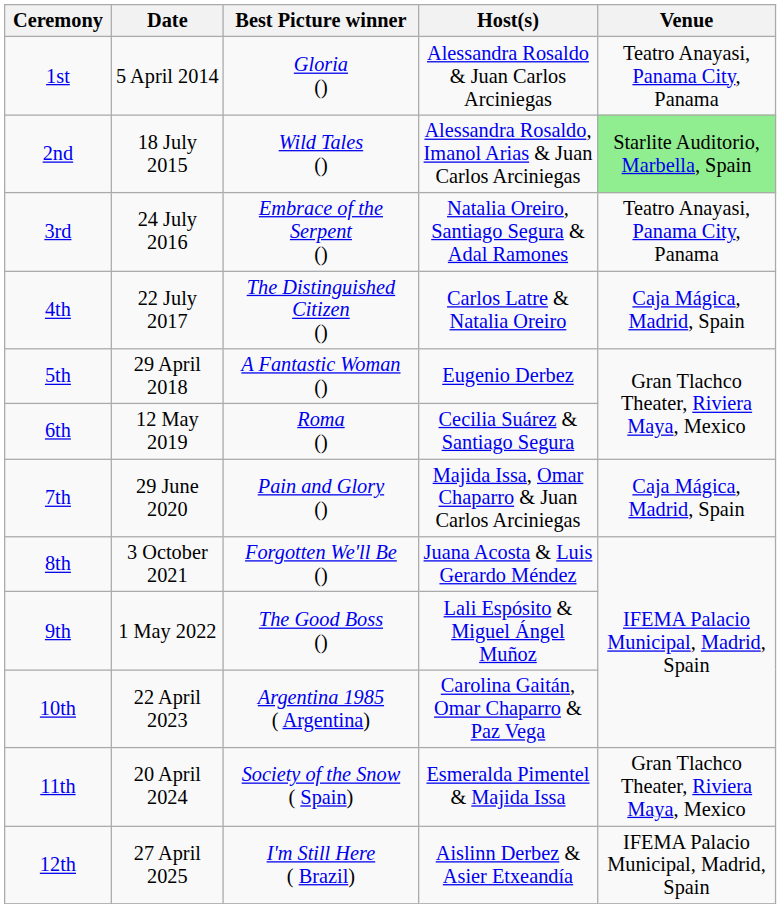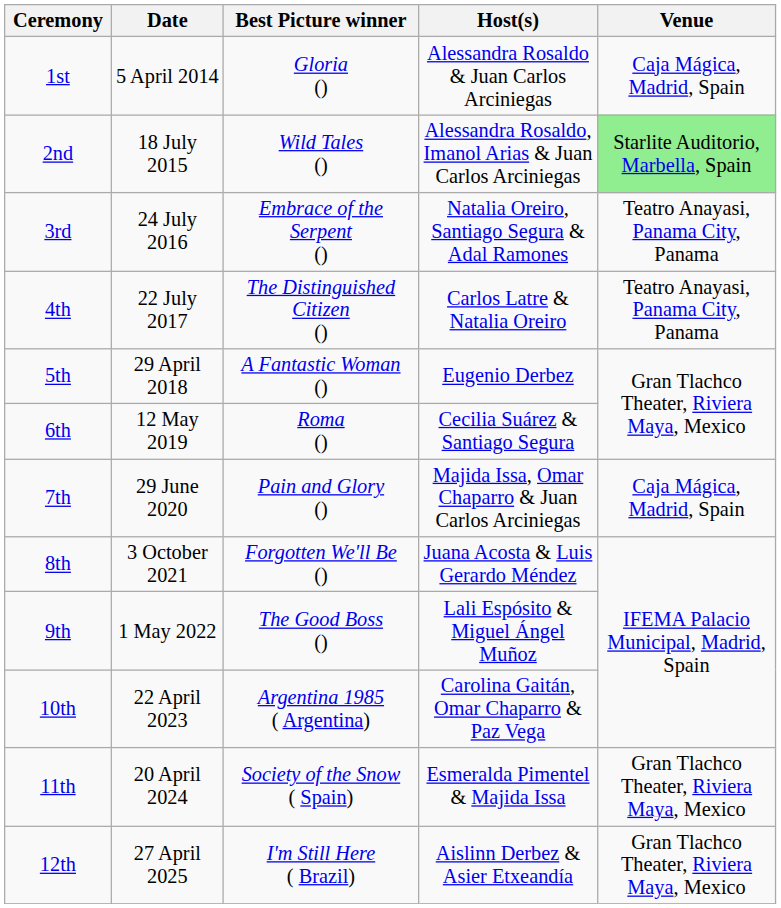(687, 75) Teatro Anayasi, Panama City, Panama -> (687, 75) Caja Mágica, Madrid, Spain
(687, 309) Caja Mágica, Madrid, Spain -> (687, 309) Teatro Anayasi, Panama City, Panama
(687, 864) IFEMA Palacio Municipal, Madrid, Spain -> (687, 864) Gran Tlachco Theater, Riviera Maya, Mexico
